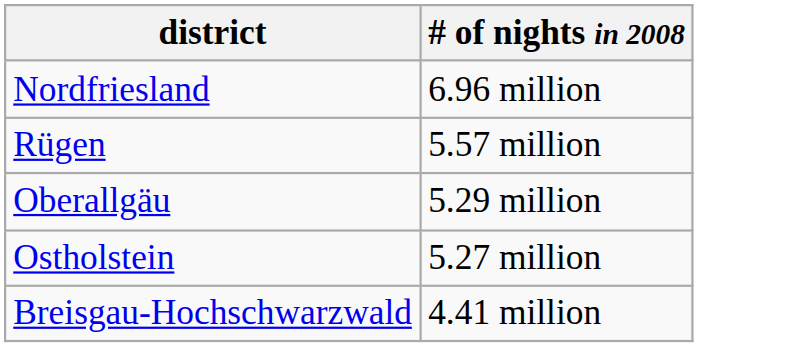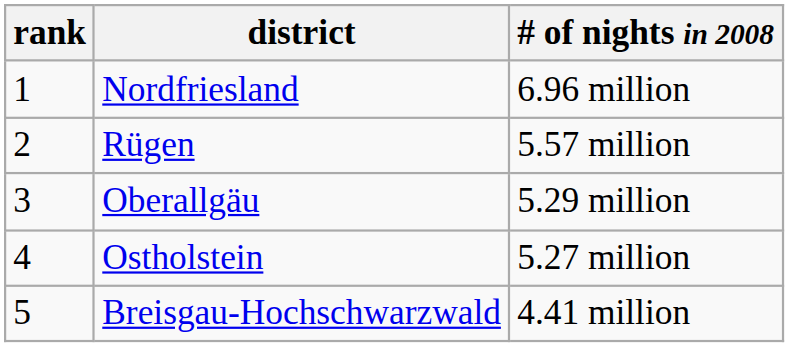+ column: (50, 32)
